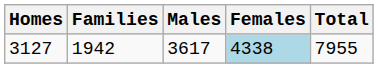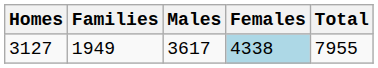(94, 49) 1942 -> (94, 49) 1949
